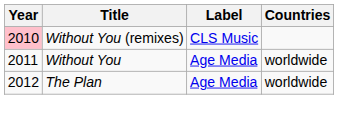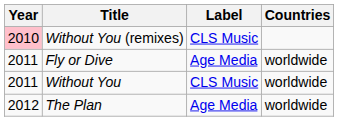+ row: (79, 60)
(224, 60) Age Media -> (224, 82) CLS Music
